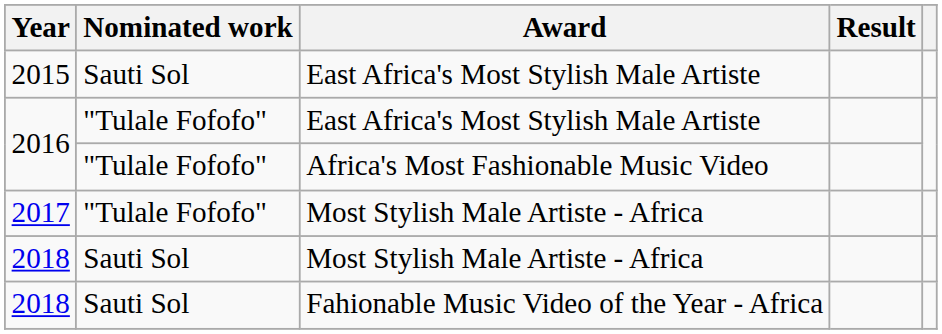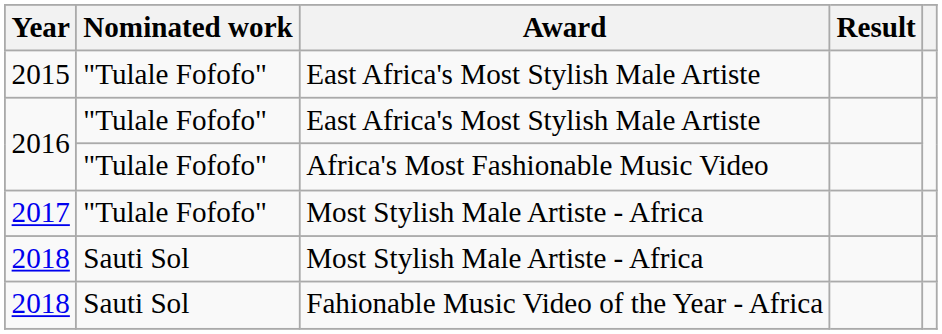(136, 73) Sauti Sol -> (175, 73) "Tulale Fofofo"
